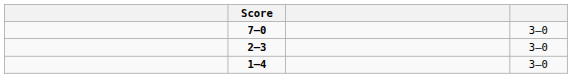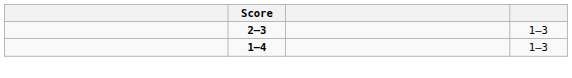- row: (257, 30)
(538, 47) 3–0 -> (538, 30) 1–3
(538, 64) 3–0 -> (538, 47) 1–3
